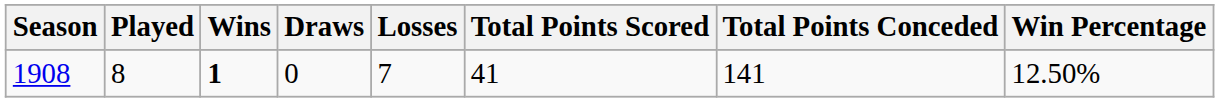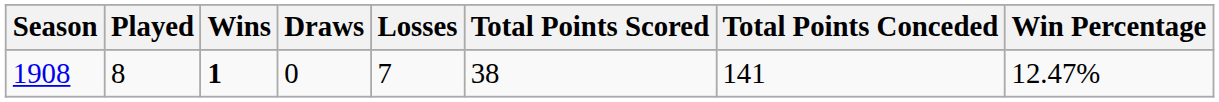(485, 73) 41 -> (485, 73) 38
(1056, 73) 12.50% -> (1056, 73) 12.47%
